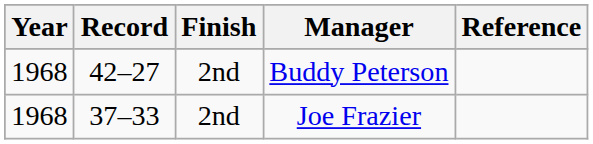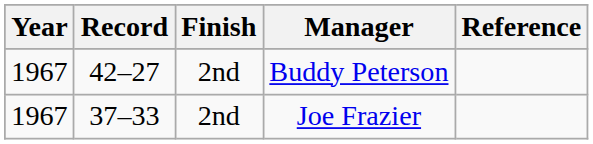(40, 71) 1968 -> (40, 71) 1967
(40, 116) 1968 -> (40, 116) 1967
